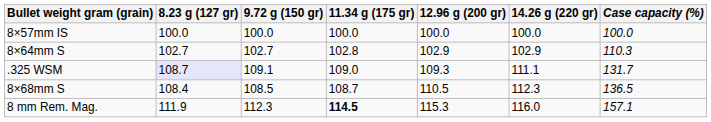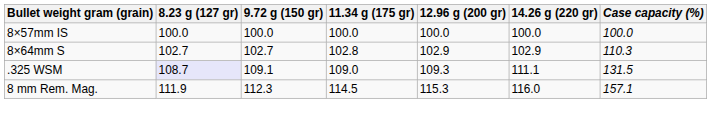(618, 70) 131.7 -> (618, 70) 131.5
- row: (36, 88)
(343, 107) bold -> (343, 88) normal
